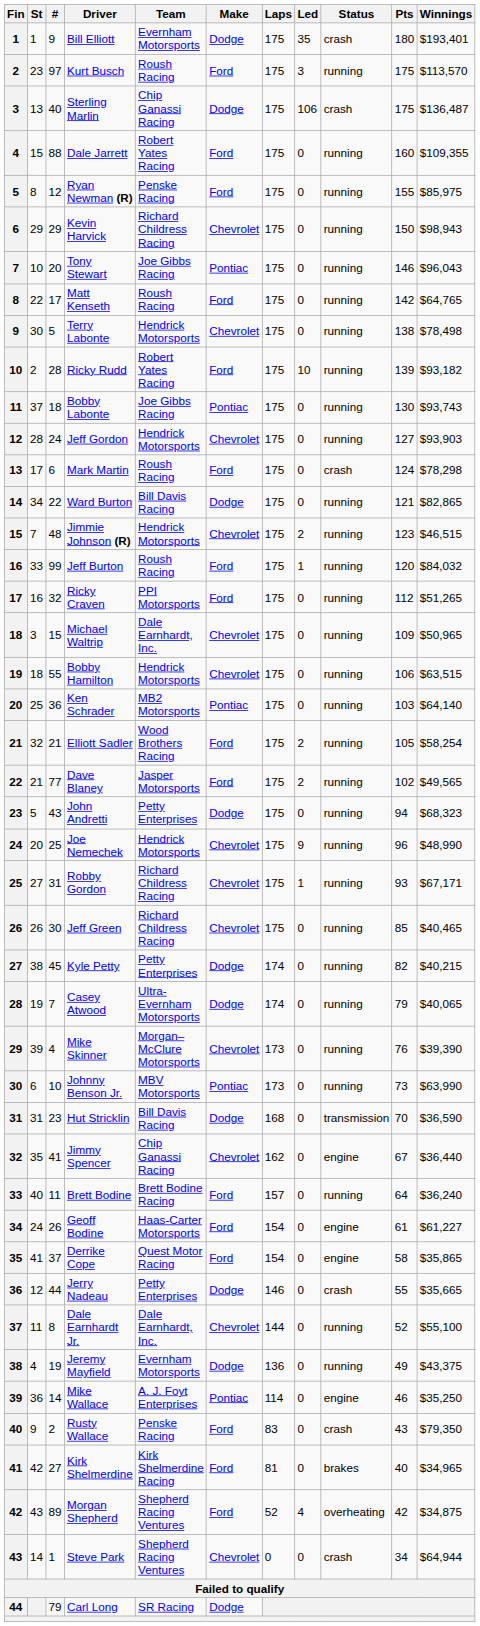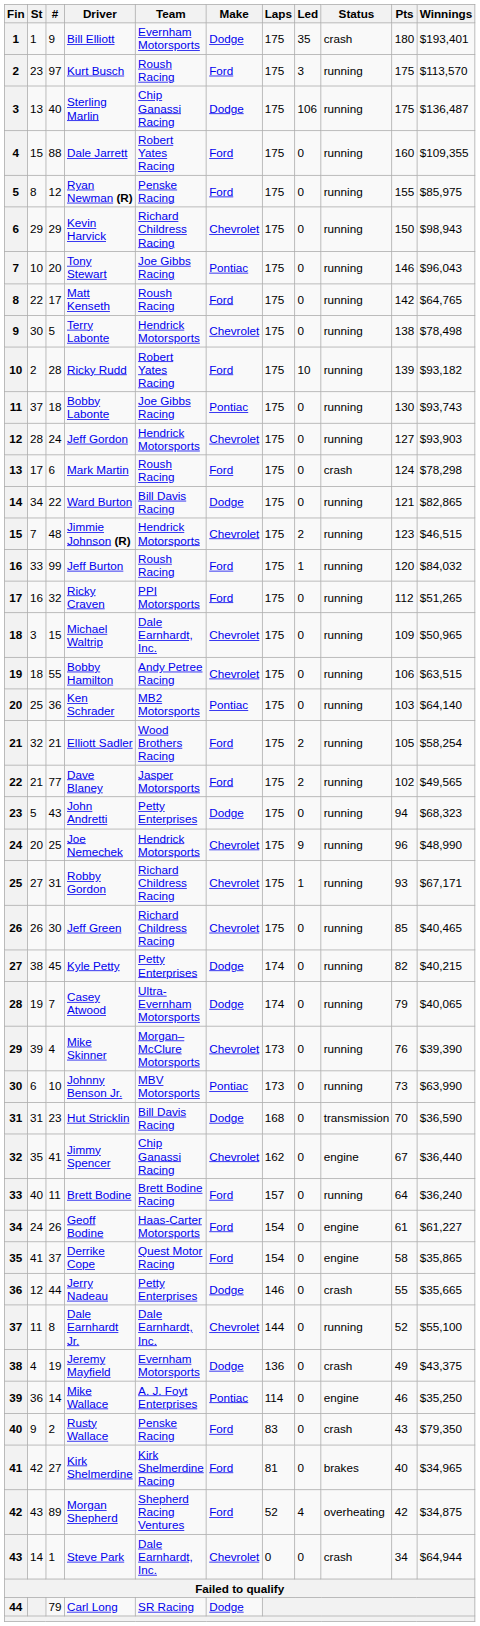(338, 109) crash -> (343, 109) running
(169, 673) Hendrick Motorsports -> (170, 673) Andy Petree Racing
(343, 1366) running -> (338, 1366) crash
(163, 1557) Shepherd Racing Ventures -> (165, 1557) Dale Earnhardt, Inc.
